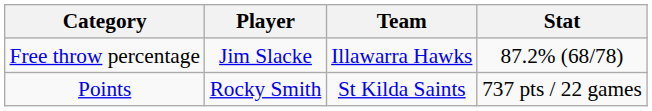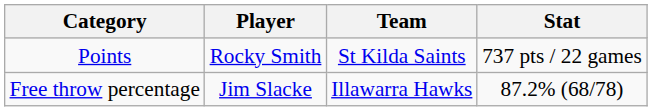rows swapped: (105, 88) <-> (105, 55)
